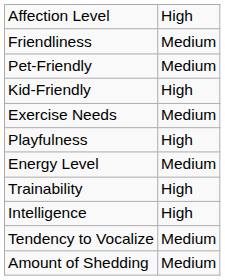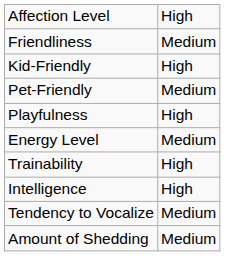rows swapped: (49, 90) <-> (50, 66)
- row: (62, 115)
